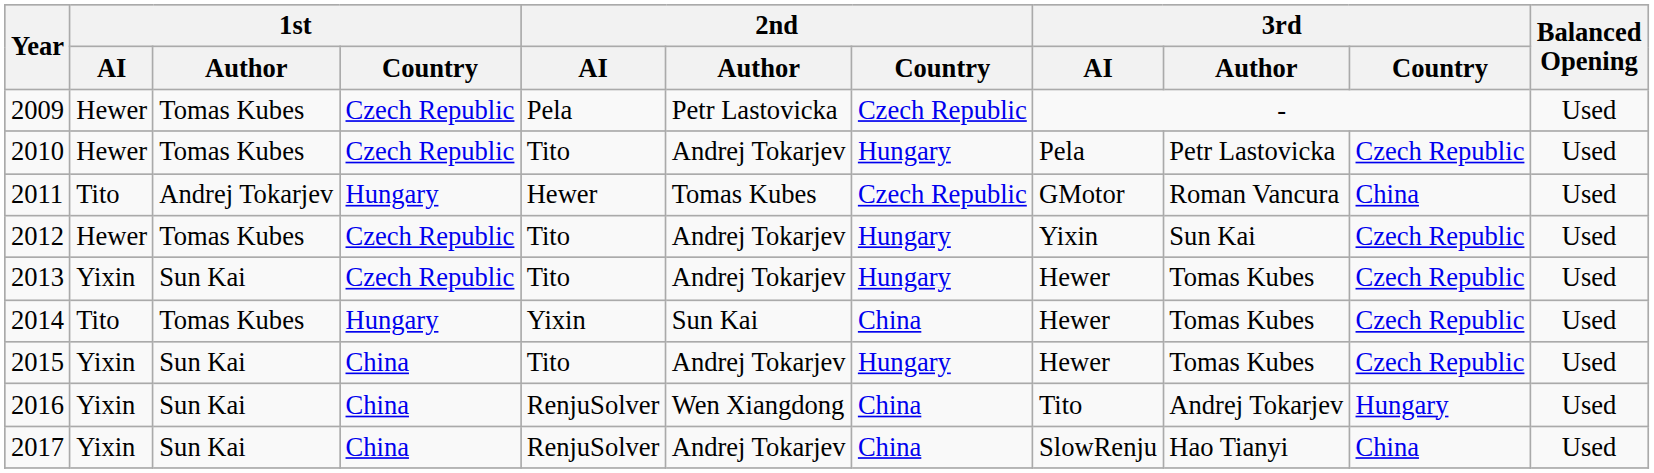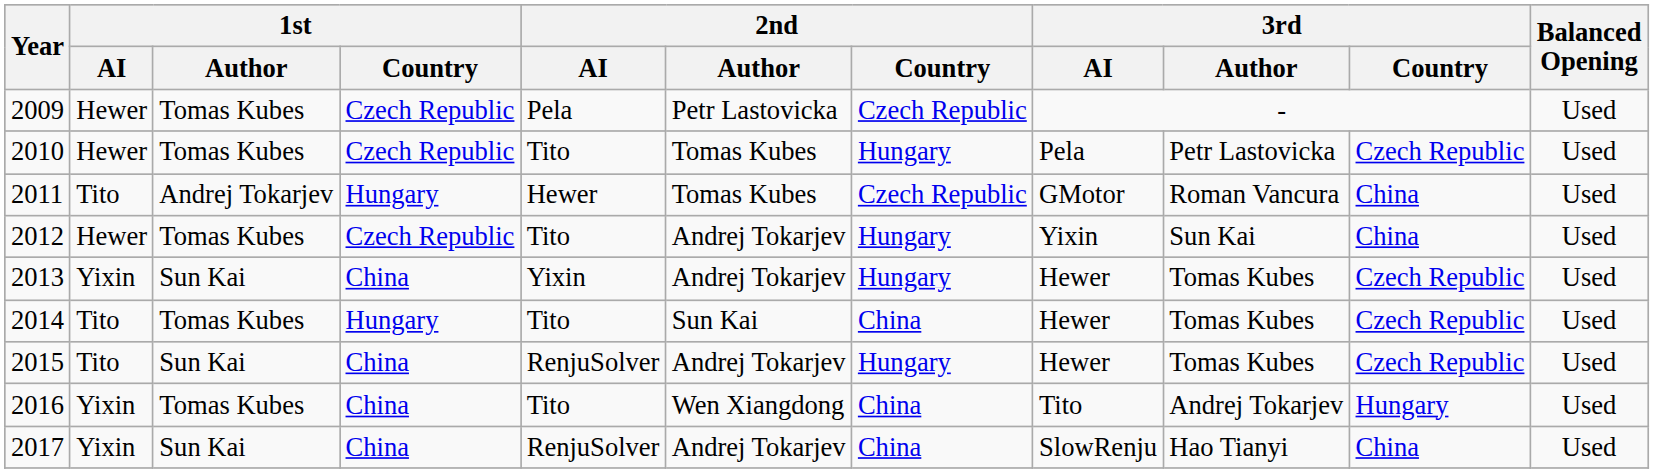(759, 151) Andrej Tokarjev -> (744, 151) Tomas Kubes
(1440, 236) Czech Republic -> (1387, 236) China
(430, 278) Czech Republic -> (377, 278) China
(548, 278) Tito -> (556, 278) Yixin
(556, 320) Yixin -> (548, 320) Tito
(106, 362) Yixin -> (98, 362) Tito
(548, 362) Tito -> (593, 362) RenjuSolver
(202, 404) Sun Kai -> (232, 404) Tomas Kubes
(593, 404) RenjuSolver -> (548, 404) Tito
